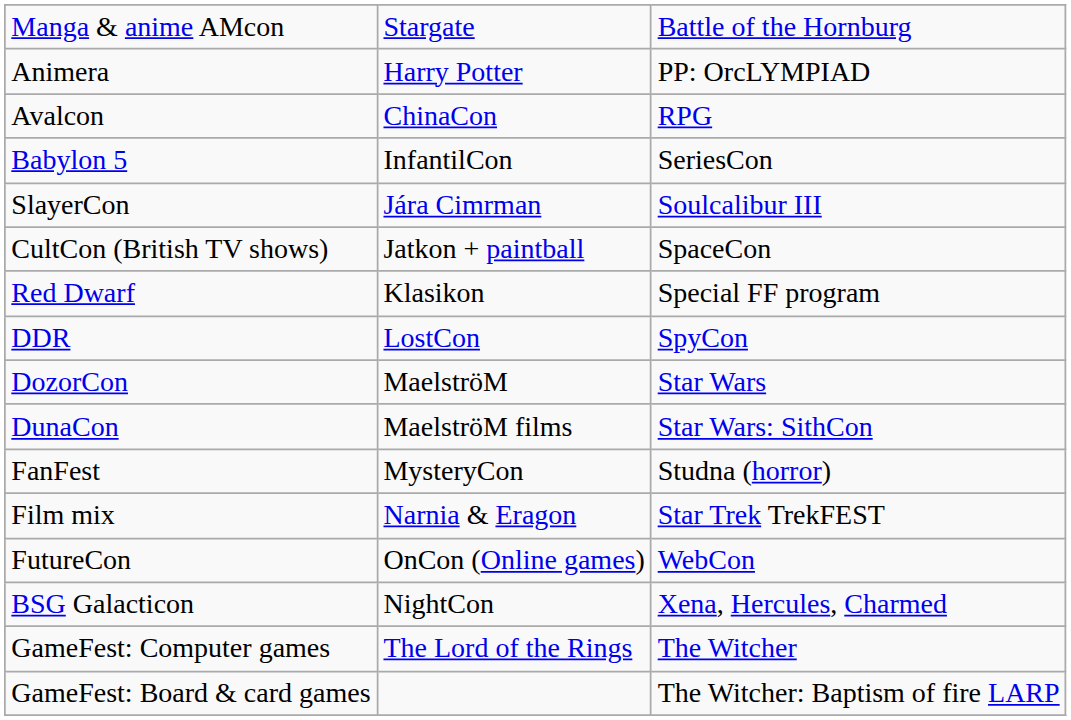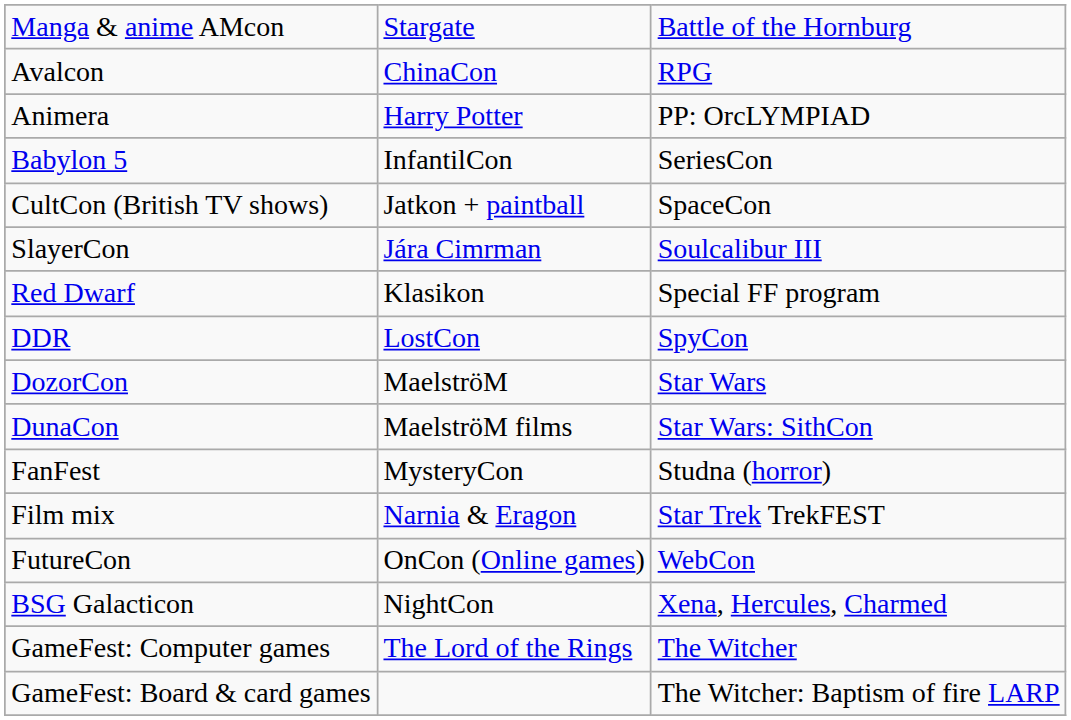rows swapped: (60, 71) <-> (58, 115)
rows swapped: (70, 204) <-> (170, 248)
